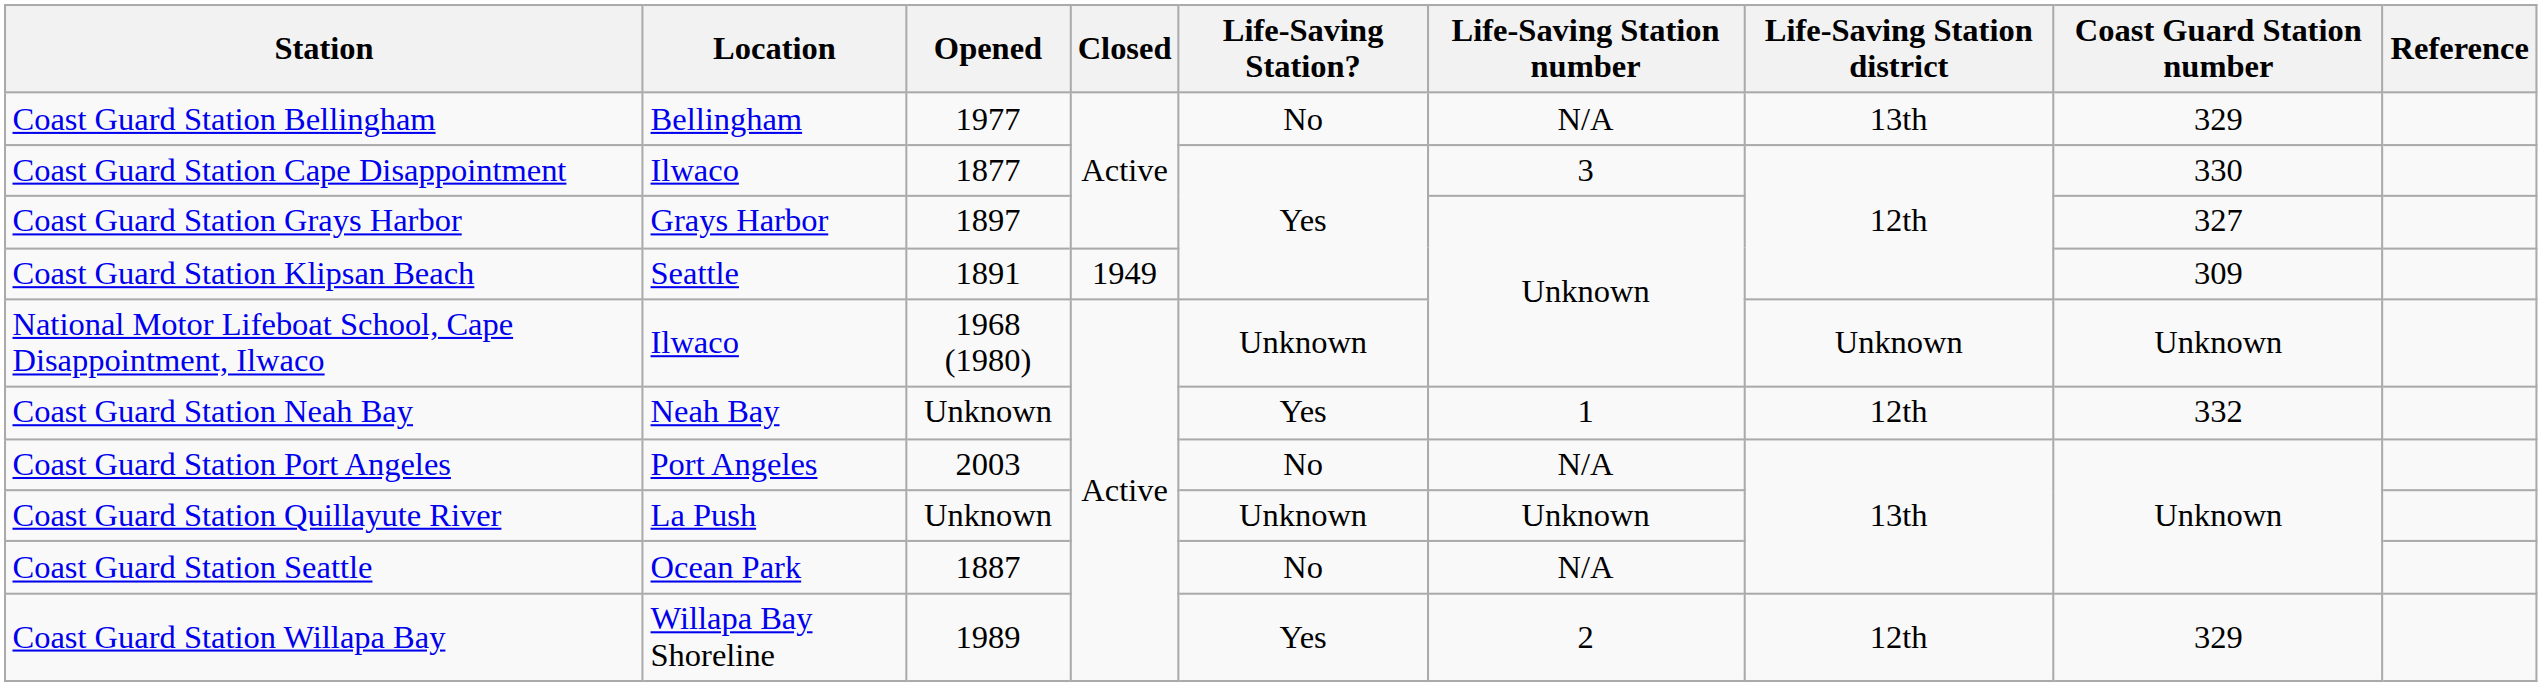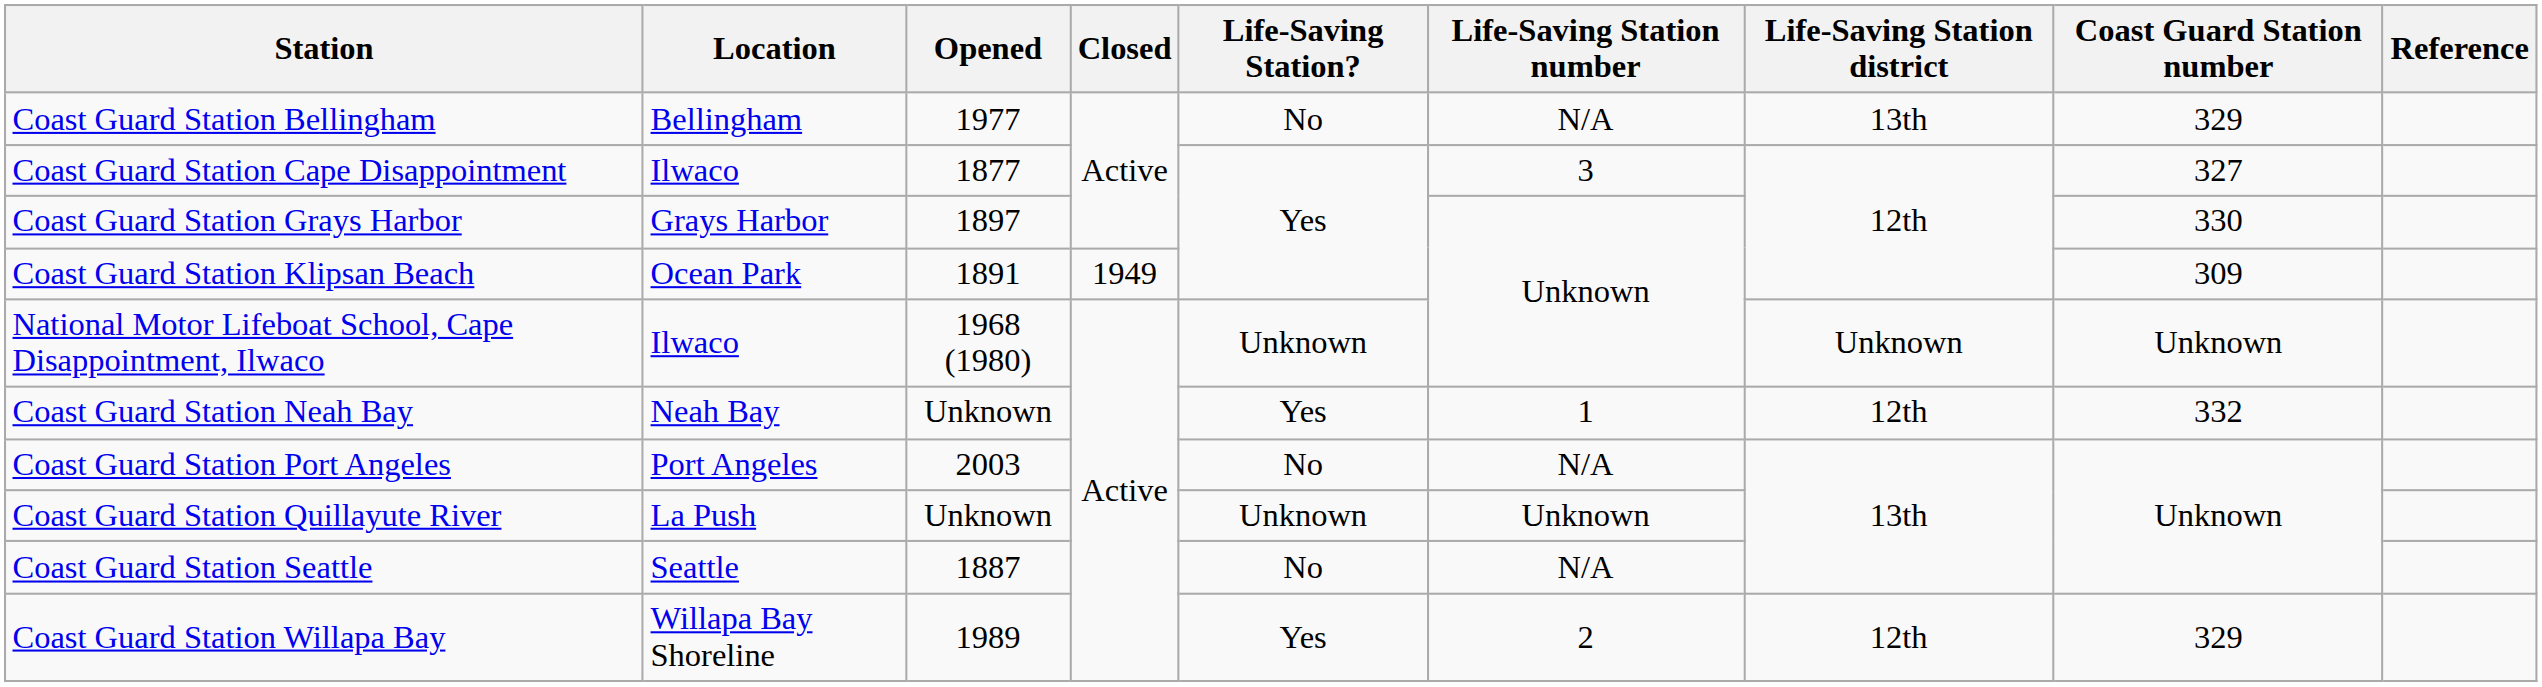(2218, 169) 330 -> (2218, 169) 327
(2218, 221) 327 -> (2218, 221) 330
(695, 272) Seattle -> (726, 272) Ocean Park
(726, 566) Ocean Park -> (695, 566) Seattle
